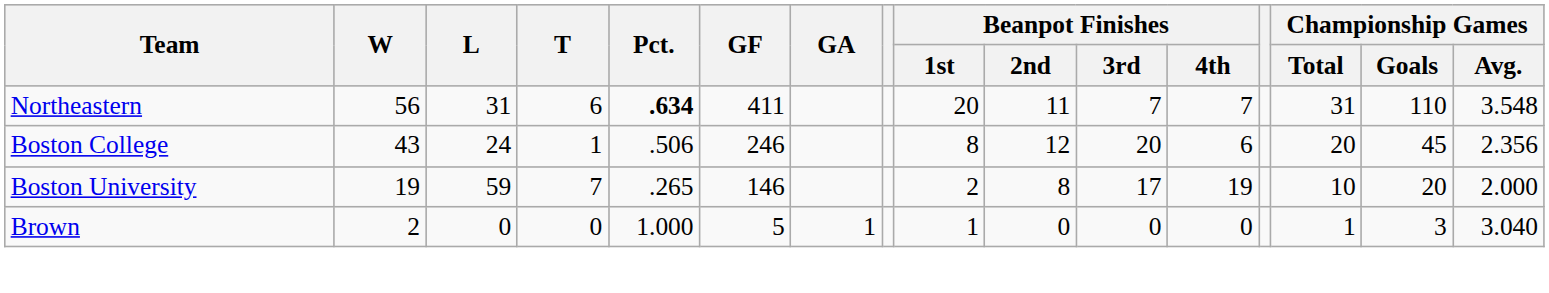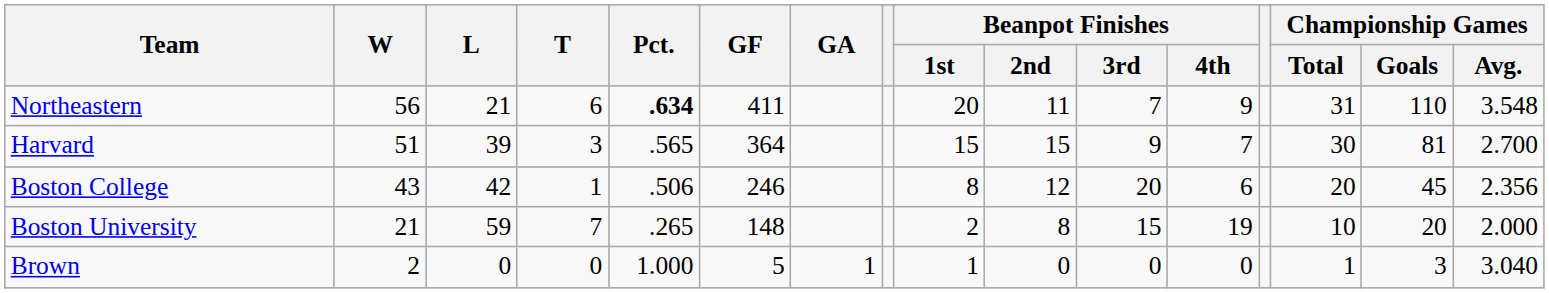(498, 105) 31 -> (498, 105) 21
(1246, 105) 7 -> (1246, 105) 9
+ row: (52, 145)
(498, 145) 24 -> (498, 186) 42
(407, 186) 19 -> (407, 226) 21
(766, 186) 146 -> (766, 226) 148
(1149, 186) 17 -> (1149, 226) 15
